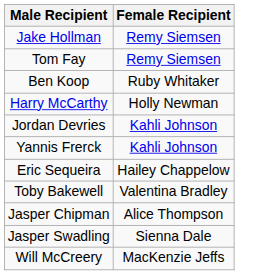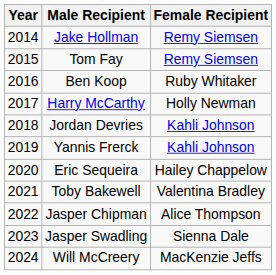+ column: (23, 15)
